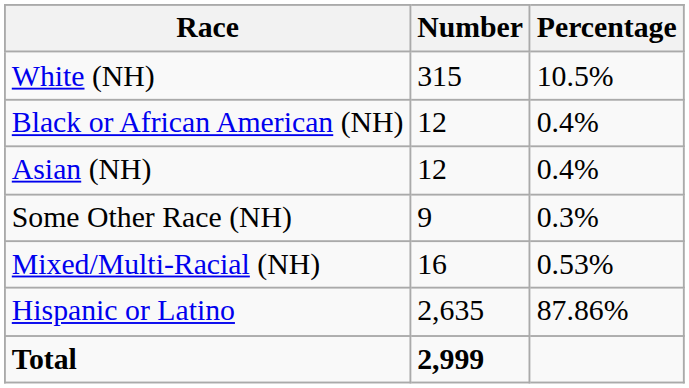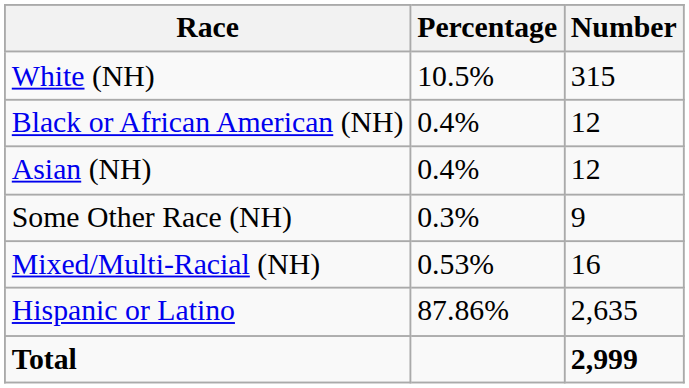columns swapped: (470, 28) <-> (607, 28)
